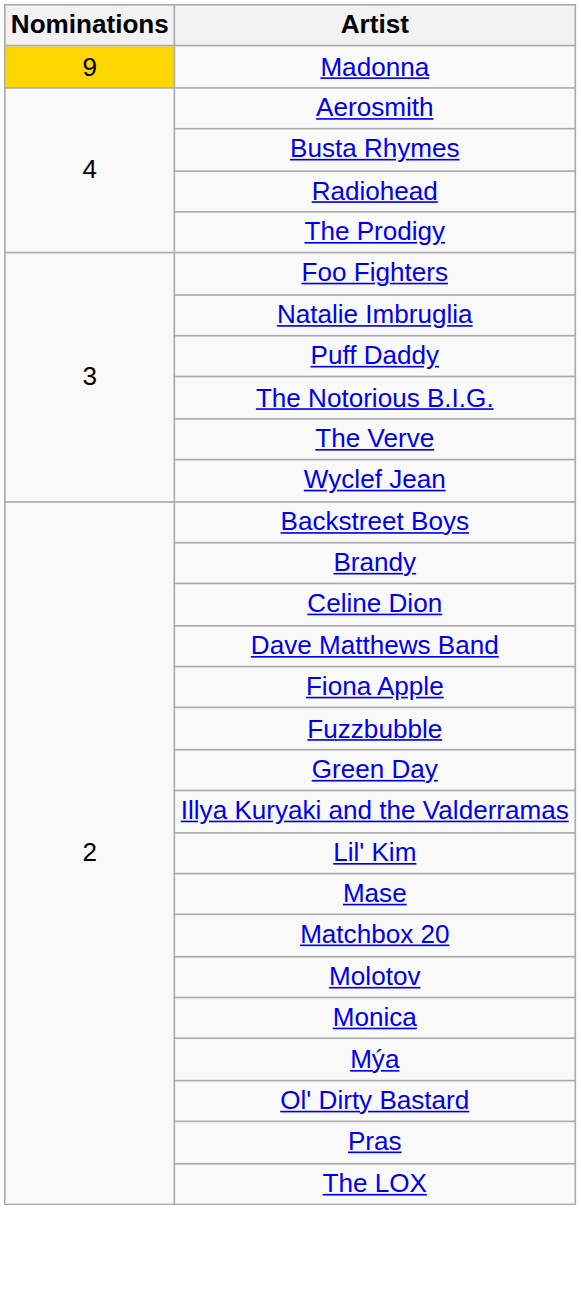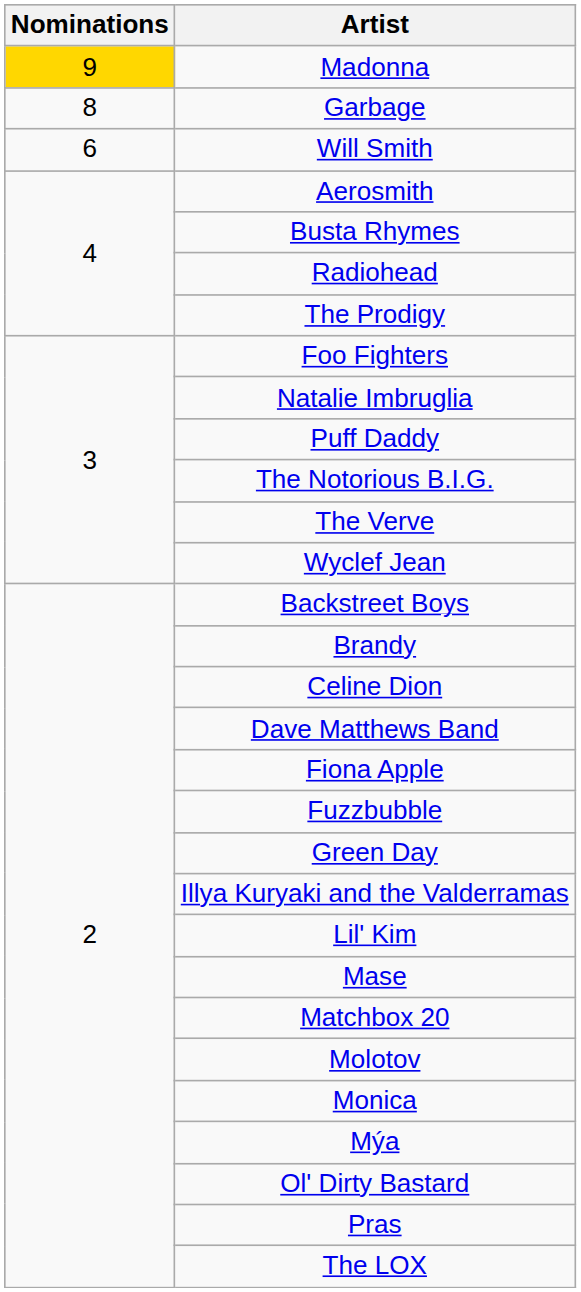+ row: (375, 107)
+ row: (375, 149)
